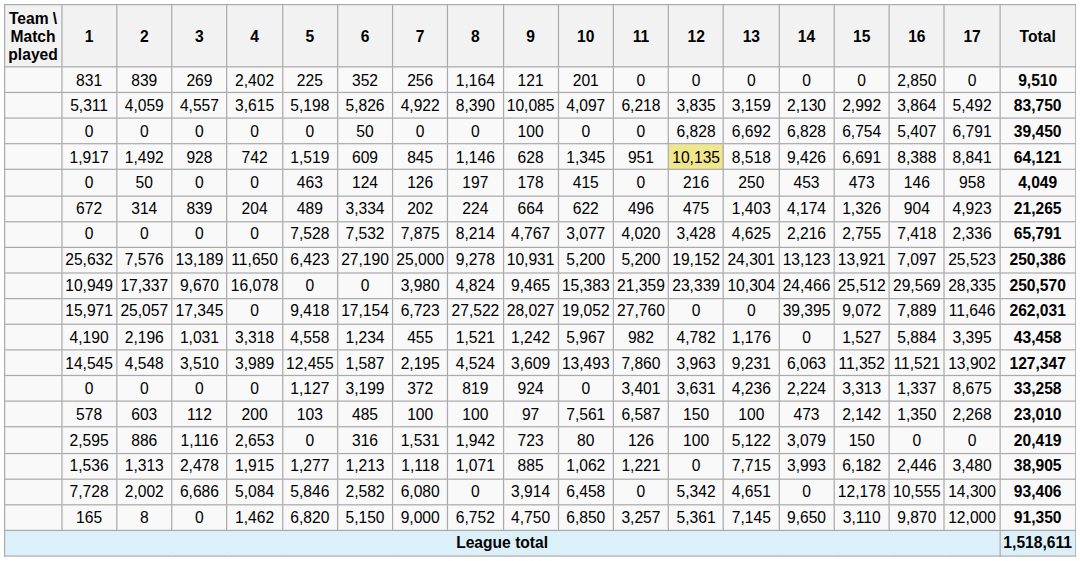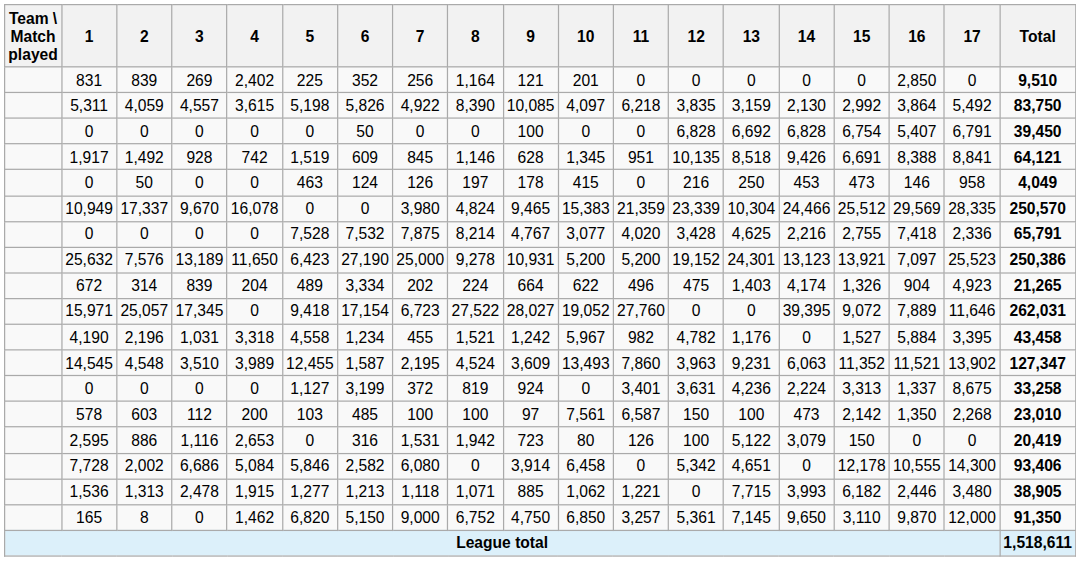(696, 157) khaki background -> (696, 157) no background
rows swapped: (89, 208) <-> (89, 285)
rows swapped: (89, 466) <-> (89, 491)
